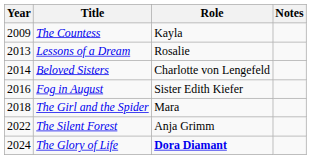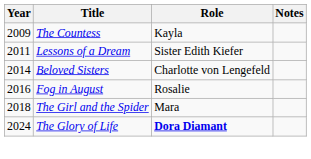(19, 51) 2013 -> (19, 51) 2011
(172, 51) Rosalie -> (199, 51) Sister Edith Kiefer
(199, 88) Sister Edith Kiefer -> (172, 88) Rosalie
- row: (77, 126)
